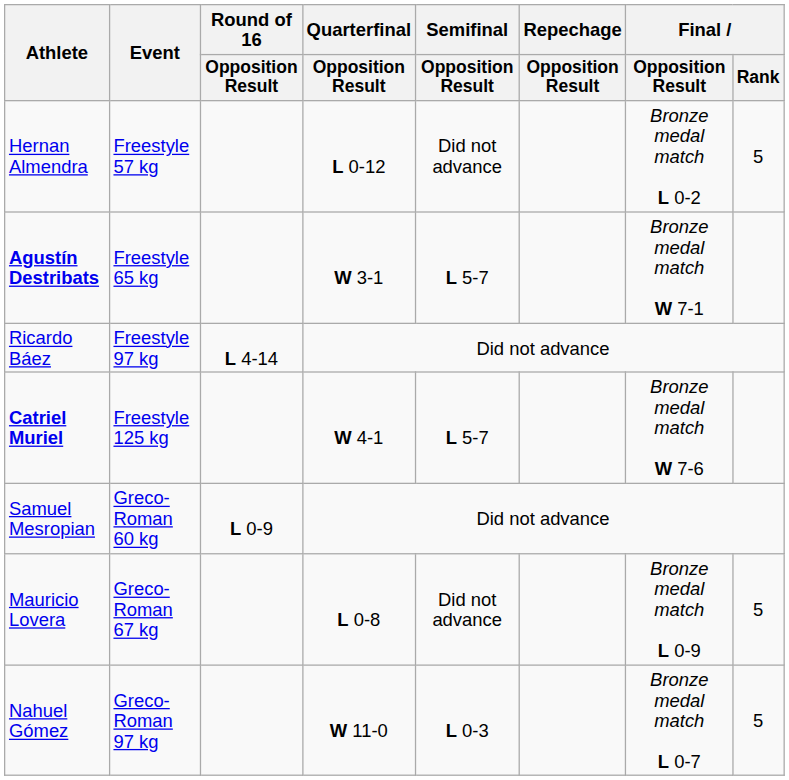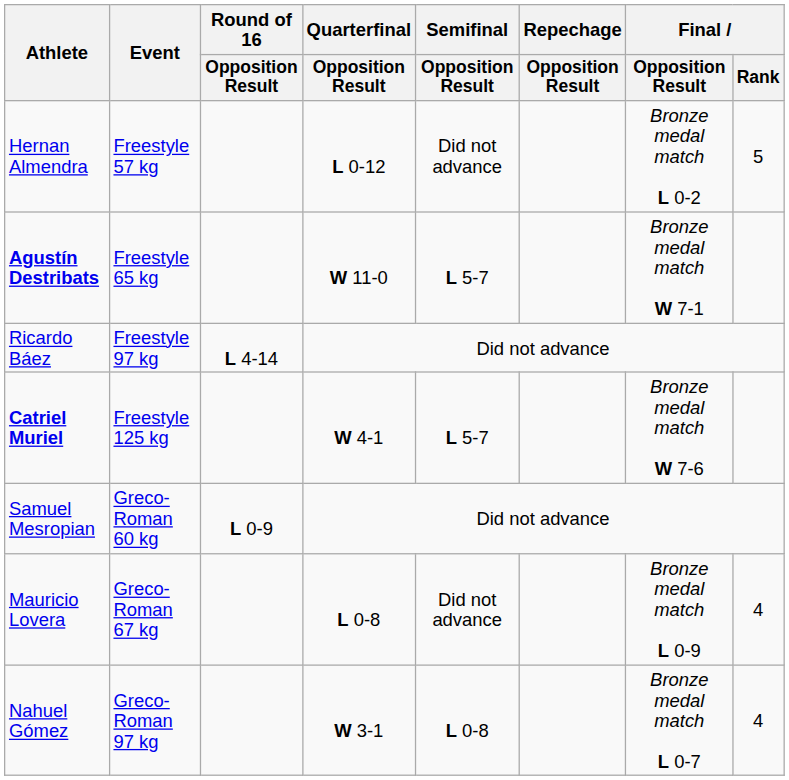(359, 278) W 3-1 -> (359, 278) W 11-0
(758, 610) 5 -> (758, 610) 4
(359, 731) W 11-0 -> (359, 731) W 3-1
(467, 731) L 0-3 -> (467, 731) L 0-8
(758, 721) 5 -> (758, 721) 4
